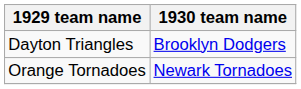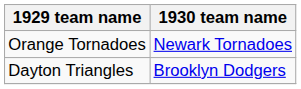rows swapped: (71, 44) <-> (77, 70)
